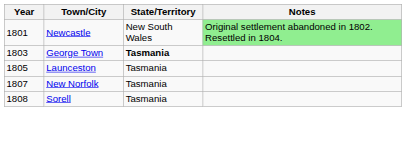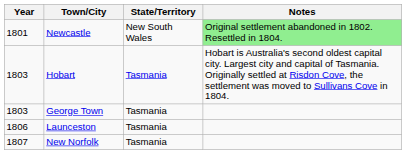+ row: (61, 74)
(147, 53) bold -> (146, 111) normal
(17, 68) 1805 -> (17, 127) 1806
- row: (58, 99)
